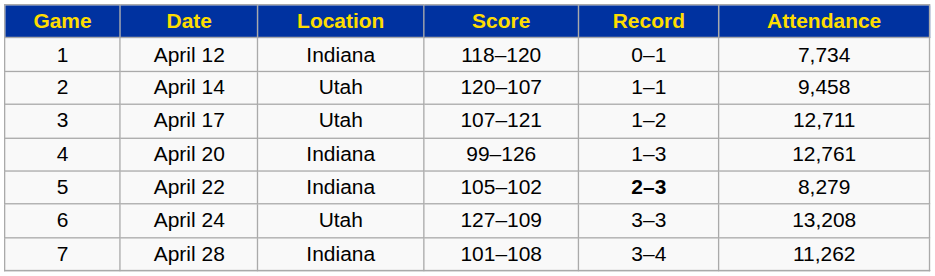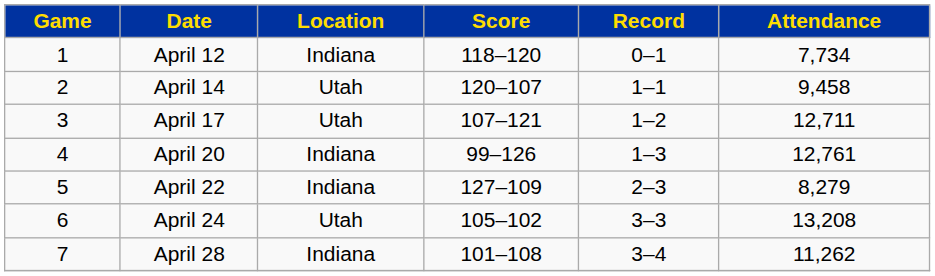(501, 187) 105–102 -> (501, 187) 127–109
(649, 187) bold -> (649, 187) normal
(501, 220) 127–109 -> (501, 220) 105–102
